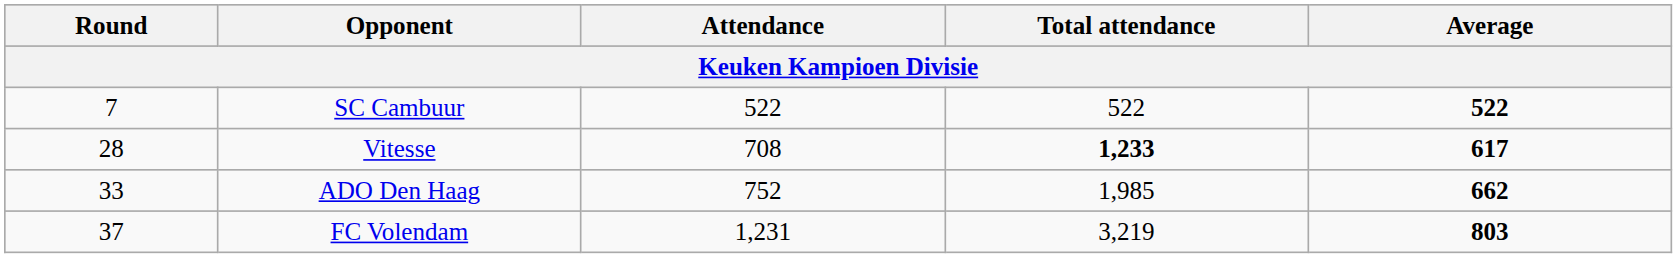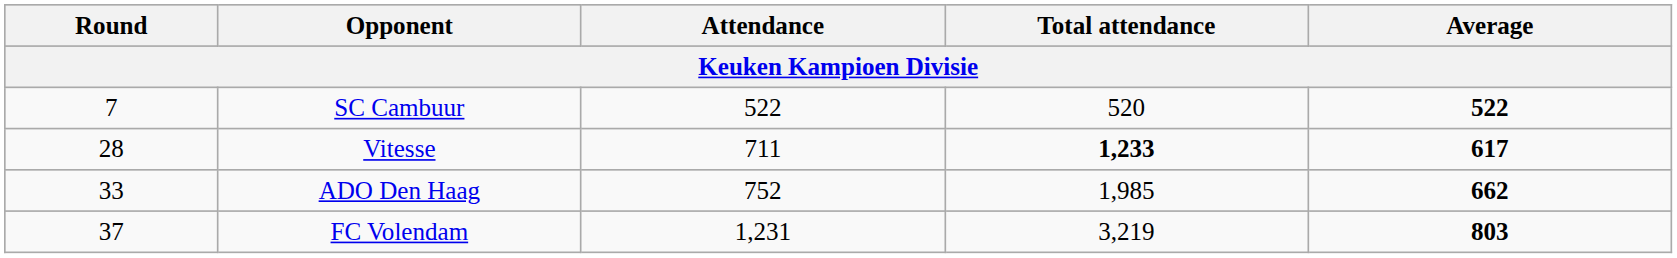(1126, 108) 522 -> (1126, 108) 520
(763, 149) 708 -> (763, 149) 711
